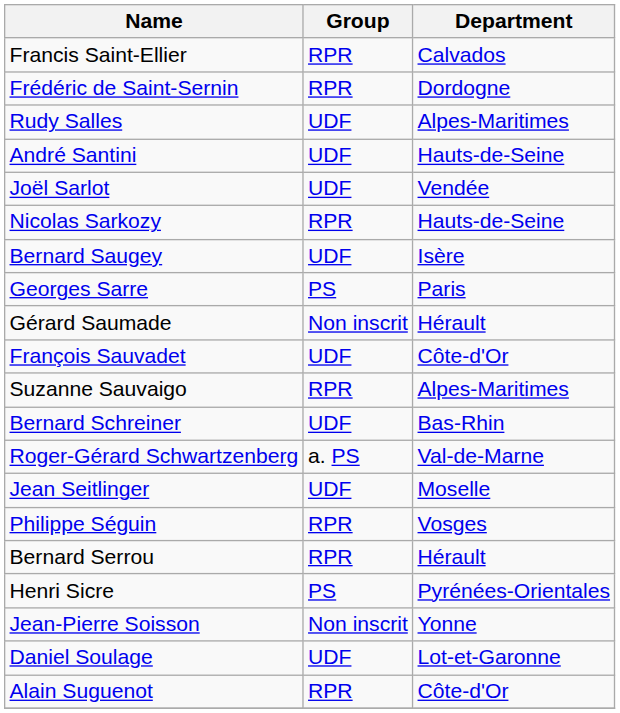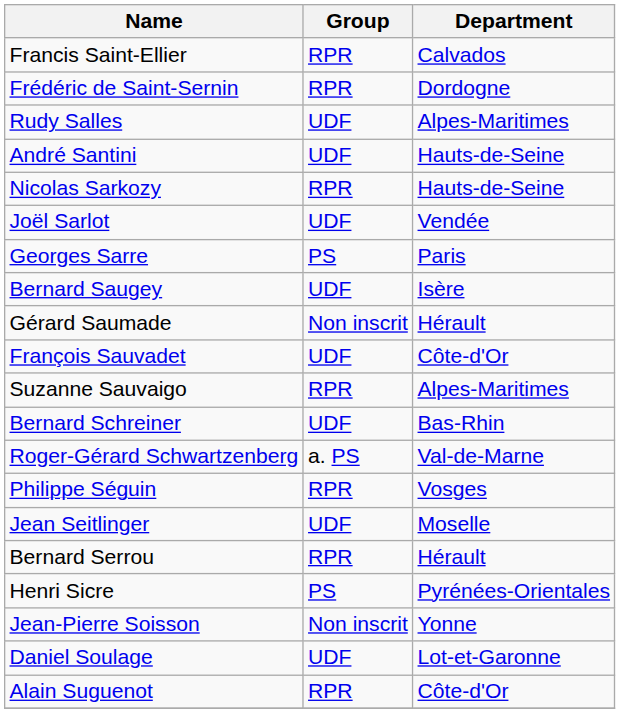rows swapped: (85, 222) <-> (59, 188)
rows swapped: (79, 289) <-> (86, 255)
rows swapped: (83, 523) <-> (79, 490)
